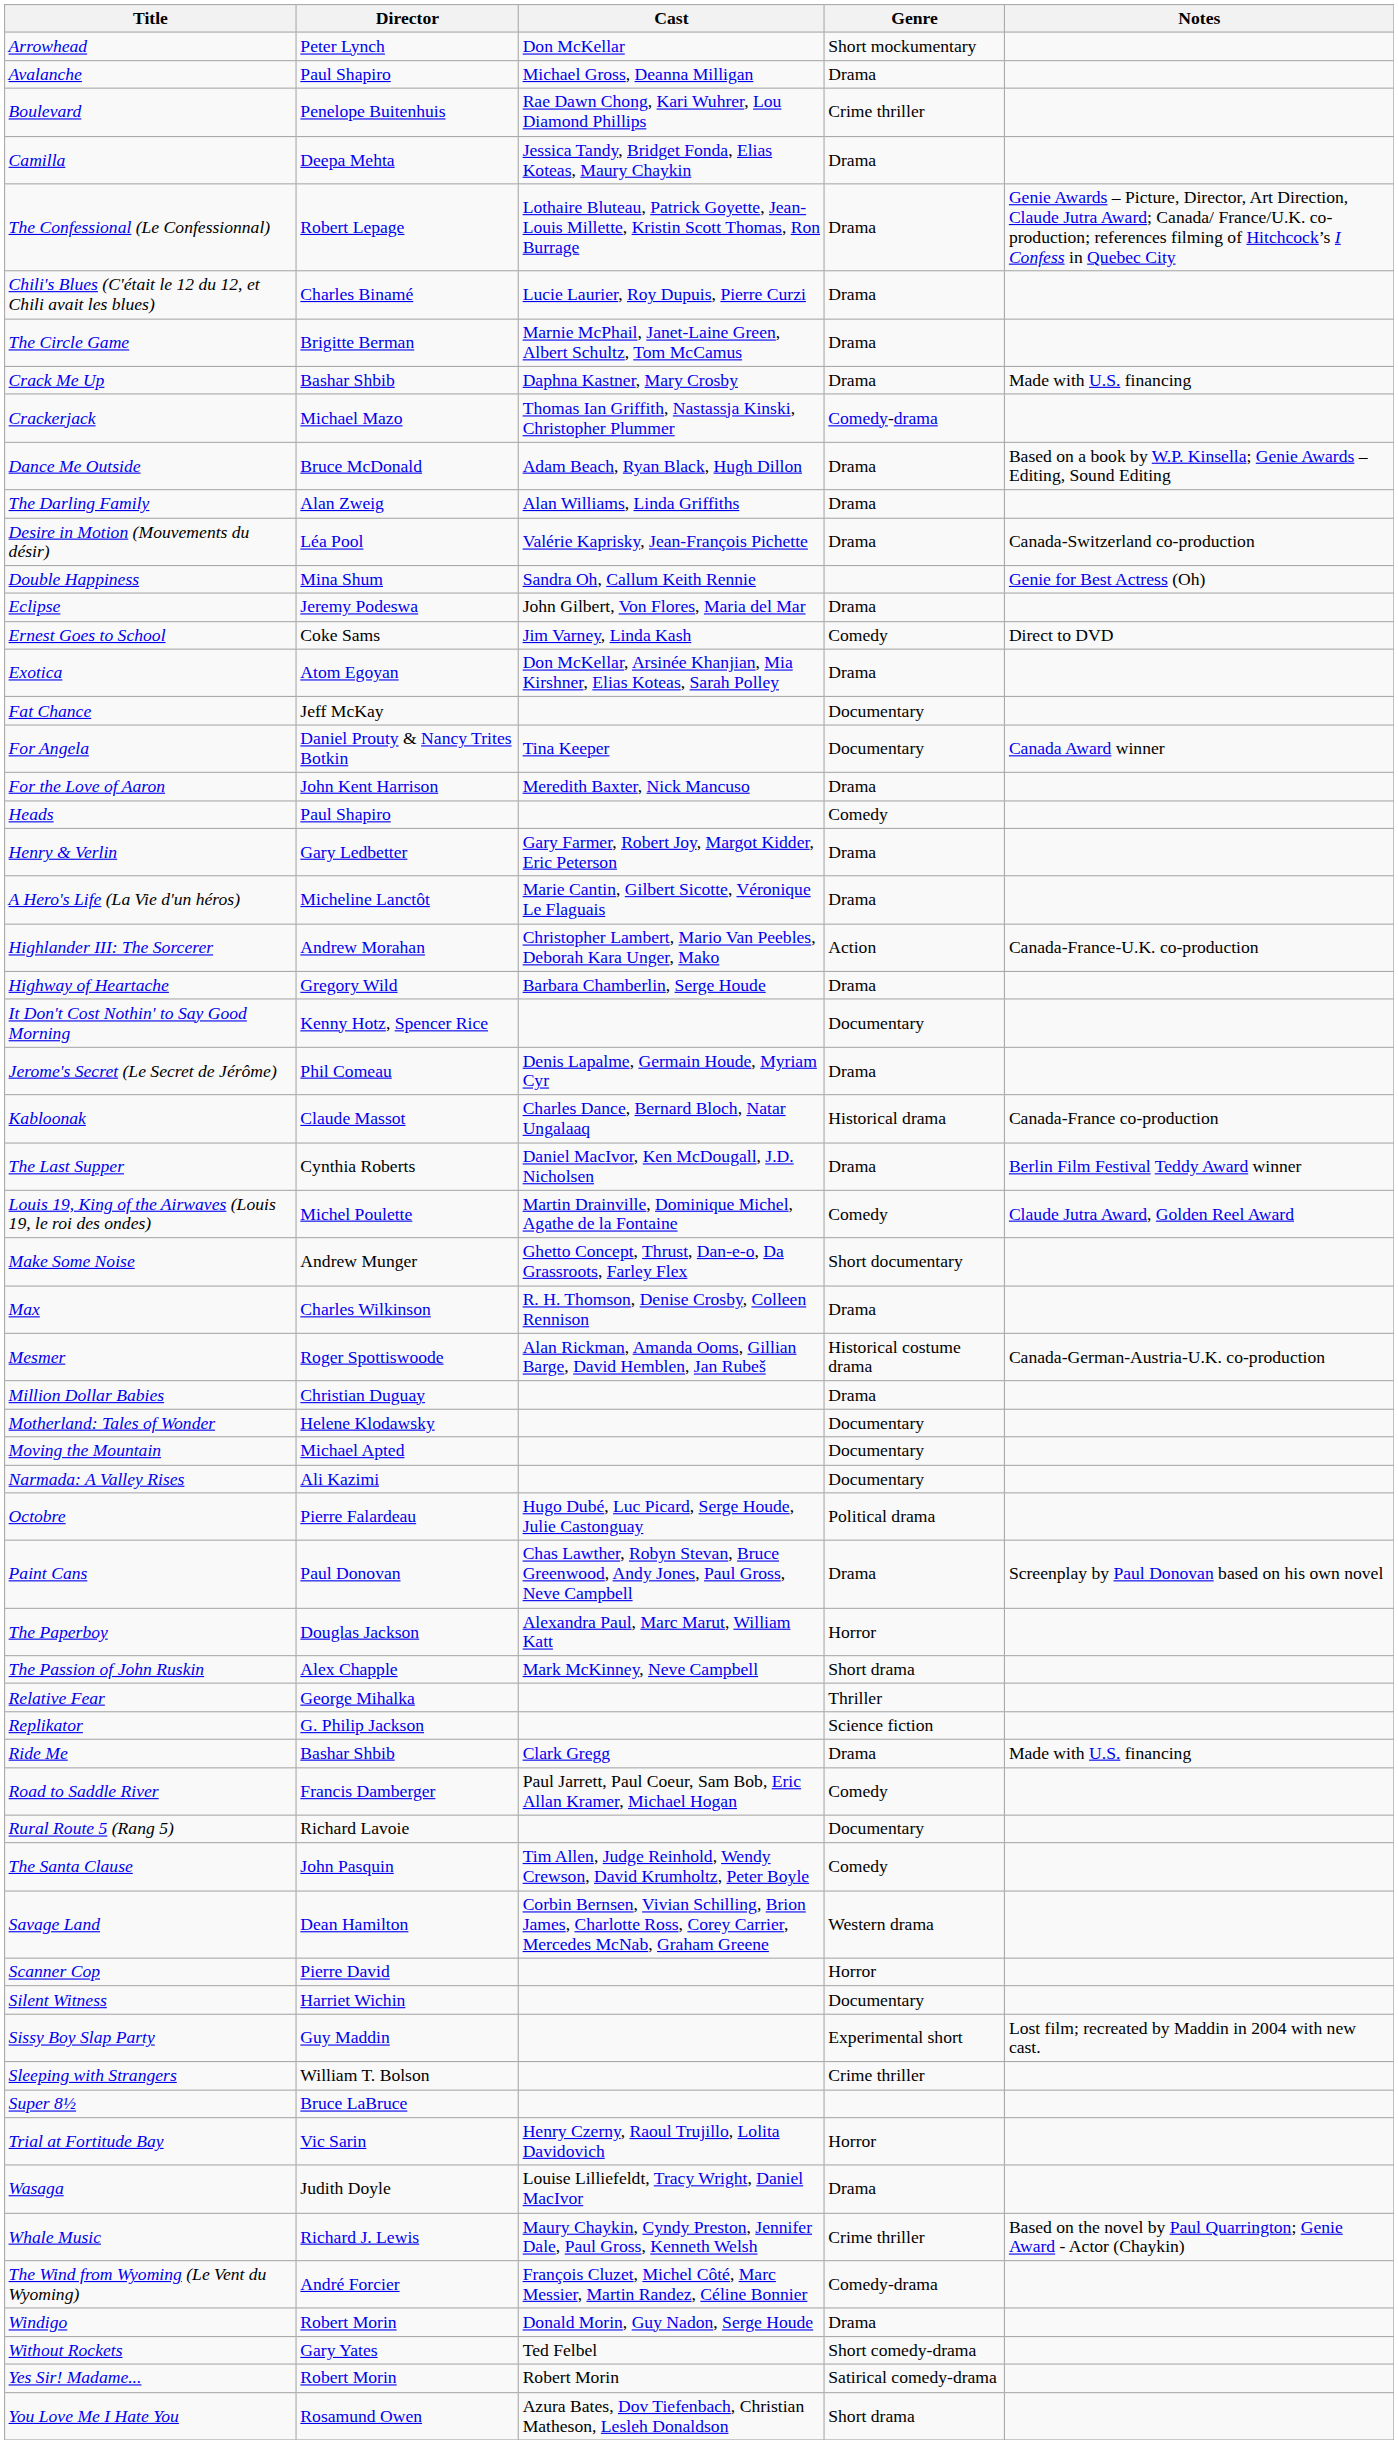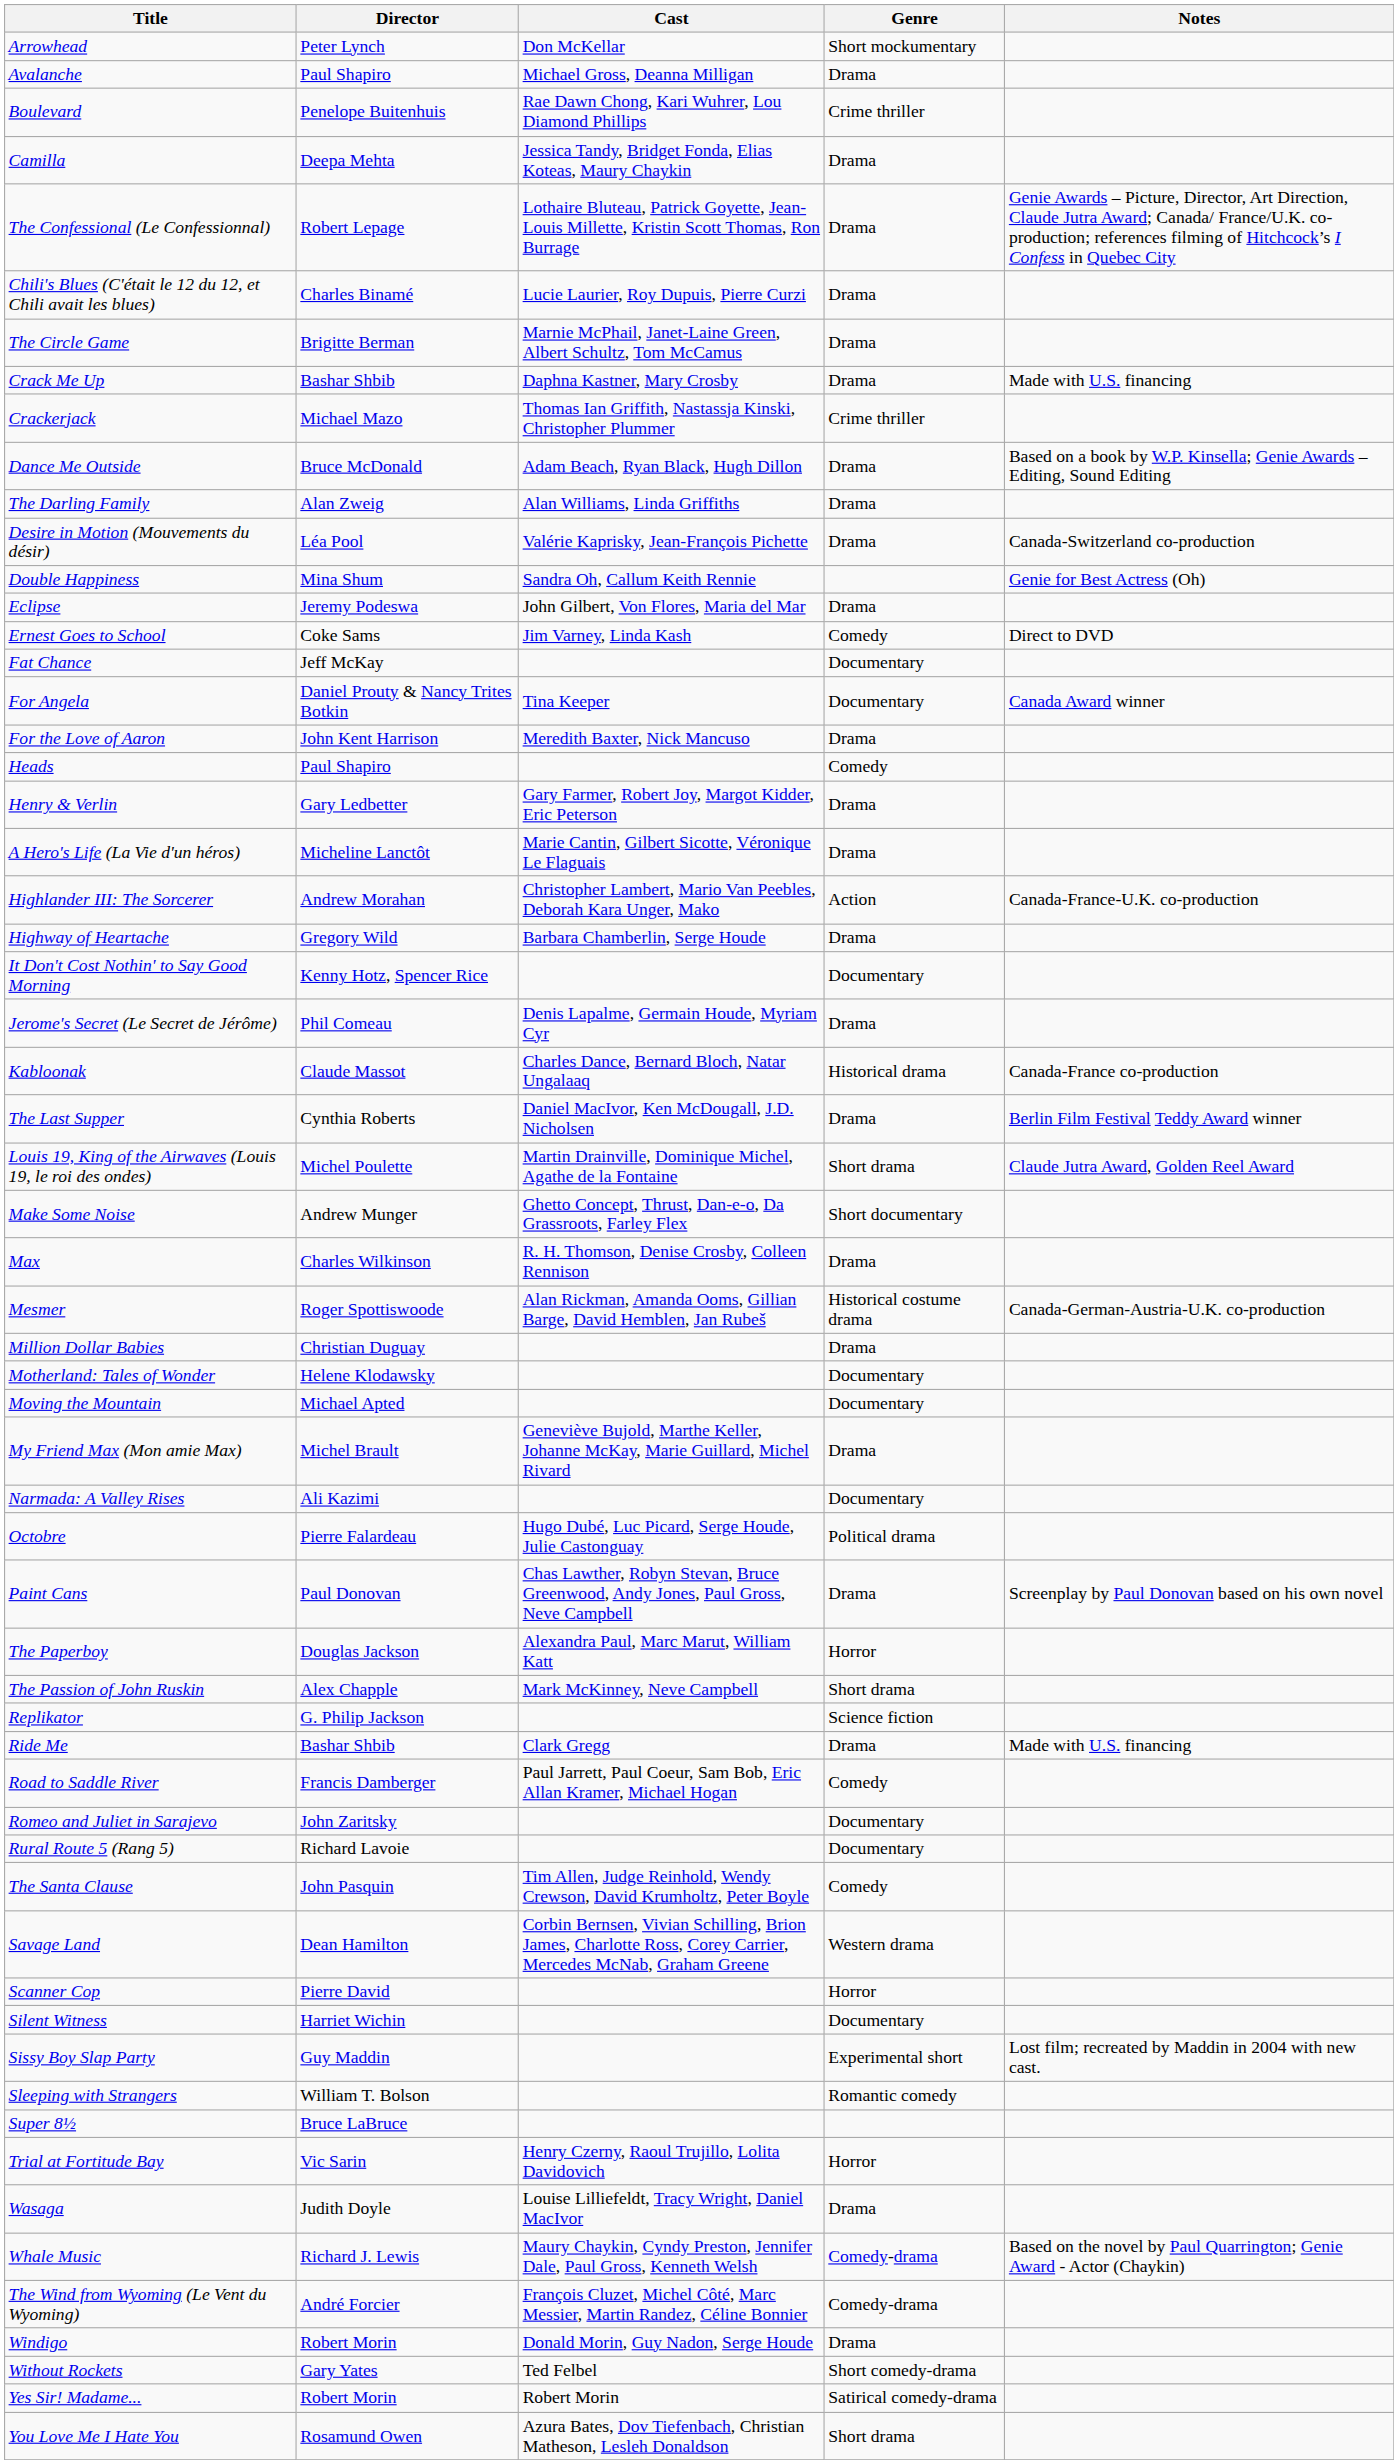(883, 418) Comedy-drama -> (876, 418) Crime thriller
- row: (35, 672)
(858, 1214) Comedy -> (872, 1166) Short drama
+ row: (125, 1450)
- row: (57, 1697)
+ row: (113, 1820)
(876, 2075) Crime thriller -> (893, 2095) Romantic comedy
(876, 2236) Crime thriller -> (883, 2256) Comedy-drama
